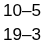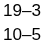rows swapped: (22, 34) <-> (22, 11)
